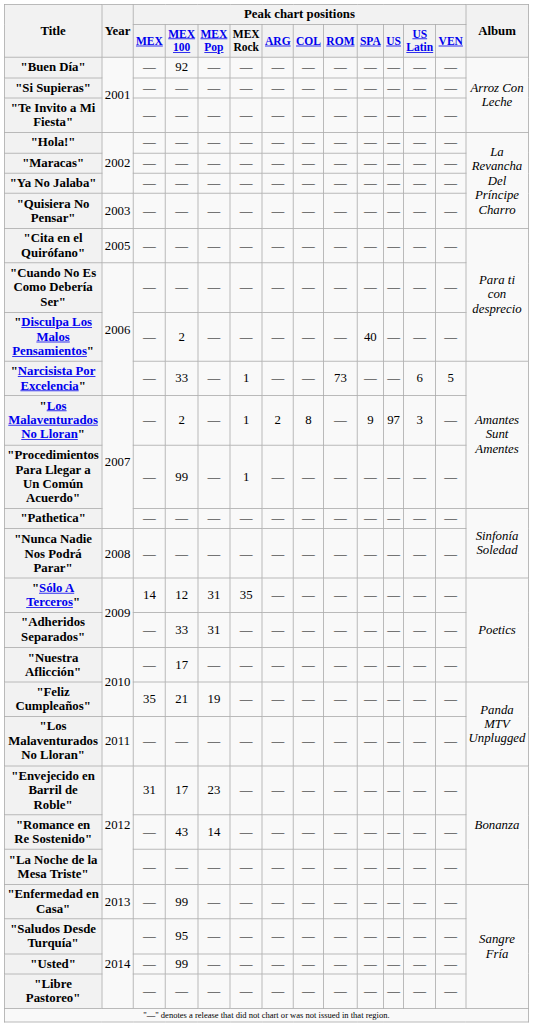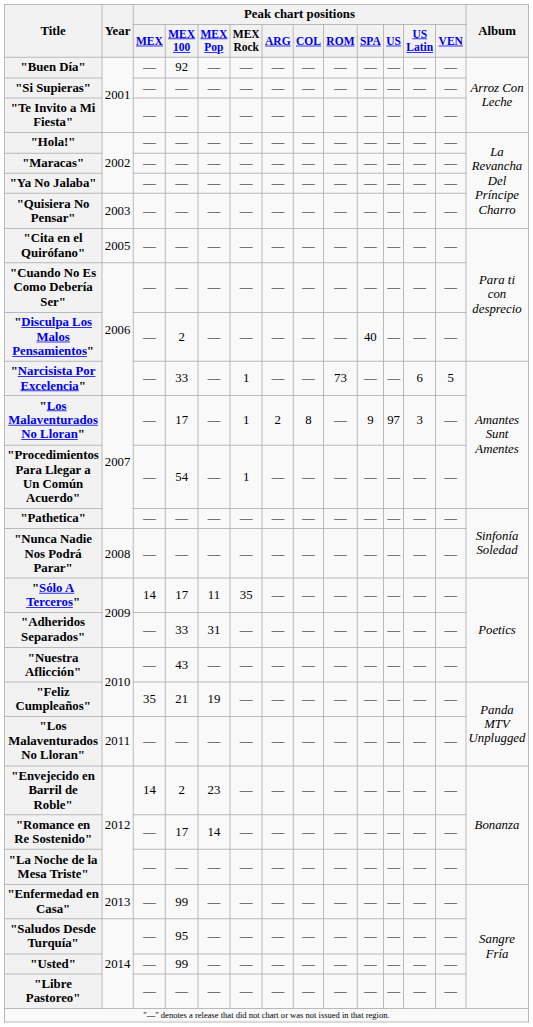(182, 420) 2 -> (182, 420) 17
(182, 476) 99 -> (182, 476) 54
(182, 595) 12 -> (182, 595) 17
(214, 595) 31 -> (214, 595) 11
(182, 664) 17 -> (182, 664) 43
(149, 790) 31 -> (149, 790) 14
(182, 790) 17 -> (182, 790) 2
(182, 832) 43 -> (182, 832) 17
